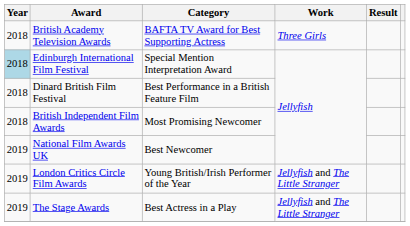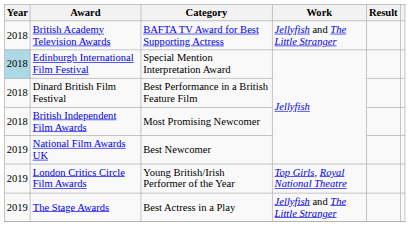(302, 35) Three Girls -> (310, 35) Jellyfish and The Little Stranger
(313, 178) Jellyfish and The Little Stranger -> (311, 178) Top Girls, Royal National Theatre
